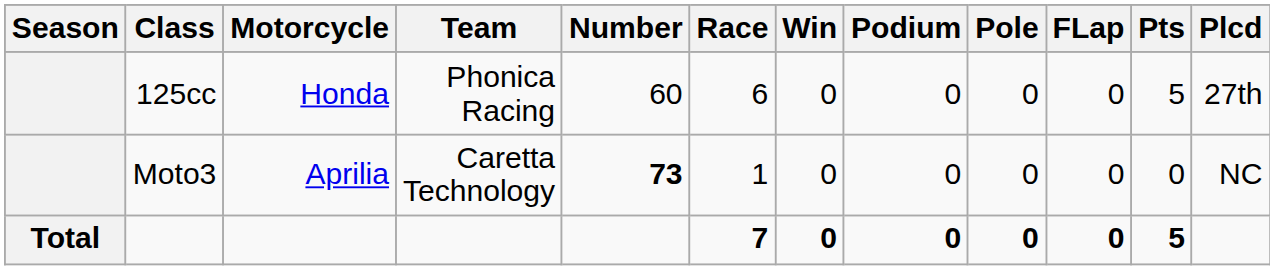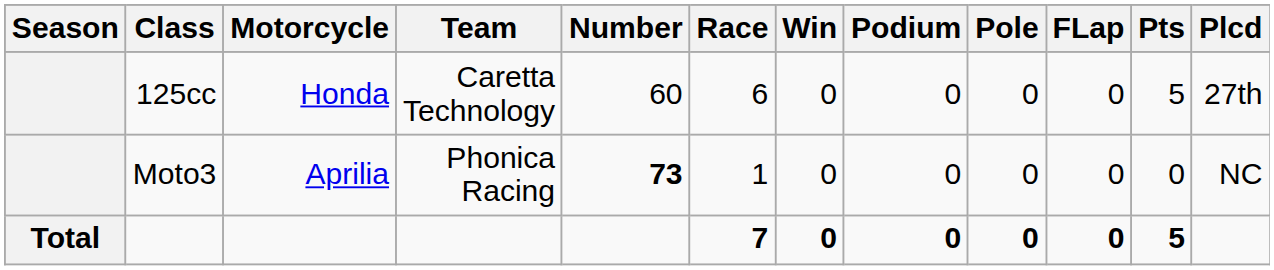(501, 92) Phonica Racing -> (479, 92) Caretta Technology
(479, 174) Caretta Technology -> (501, 174) Phonica Racing
